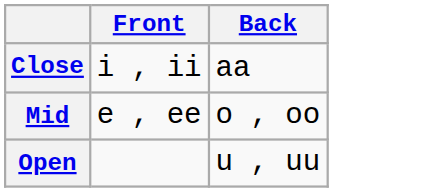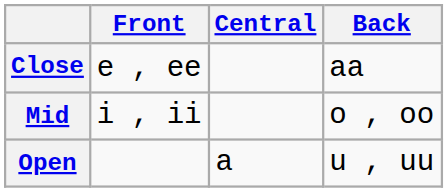+ column: (265, 25)
(149, 68) i , ii -> (149, 68) e , ee
(149, 115) e , ee -> (149, 115) i , ii
